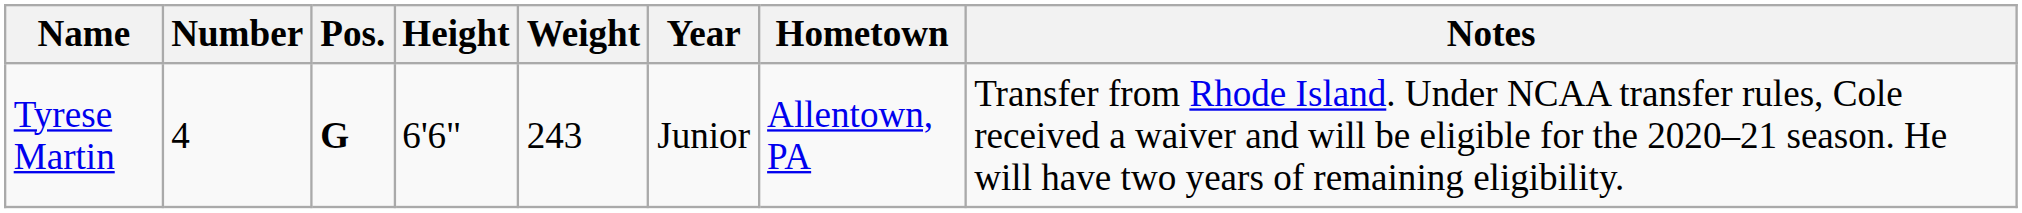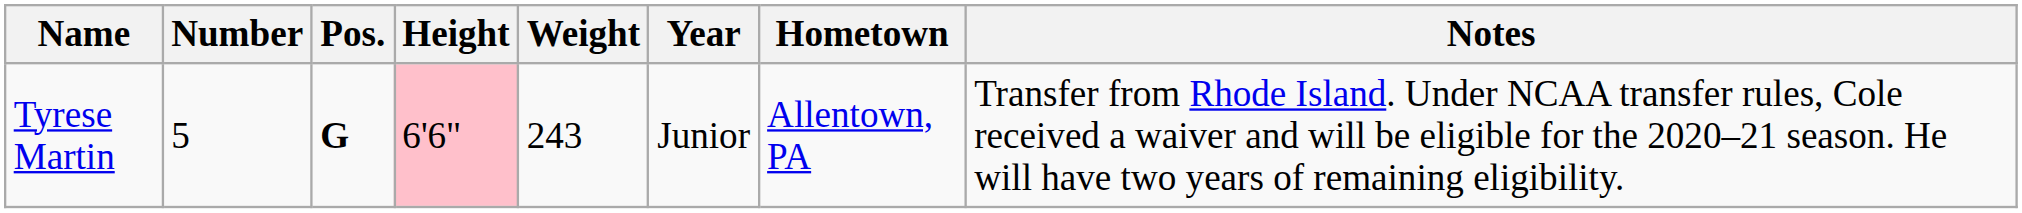(180, 134) 4 -> (180, 134) 5
(432, 134) no background -> (432, 134) pink background
